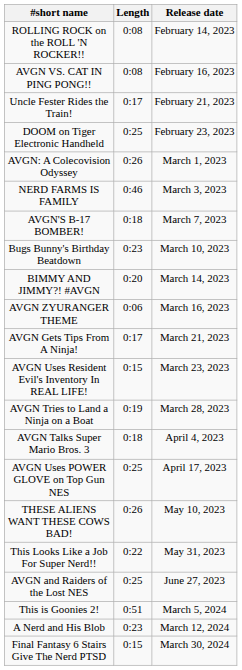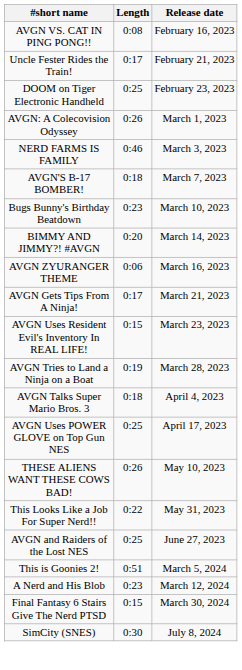- row: (59, 42)
+ row: (59, 632)
